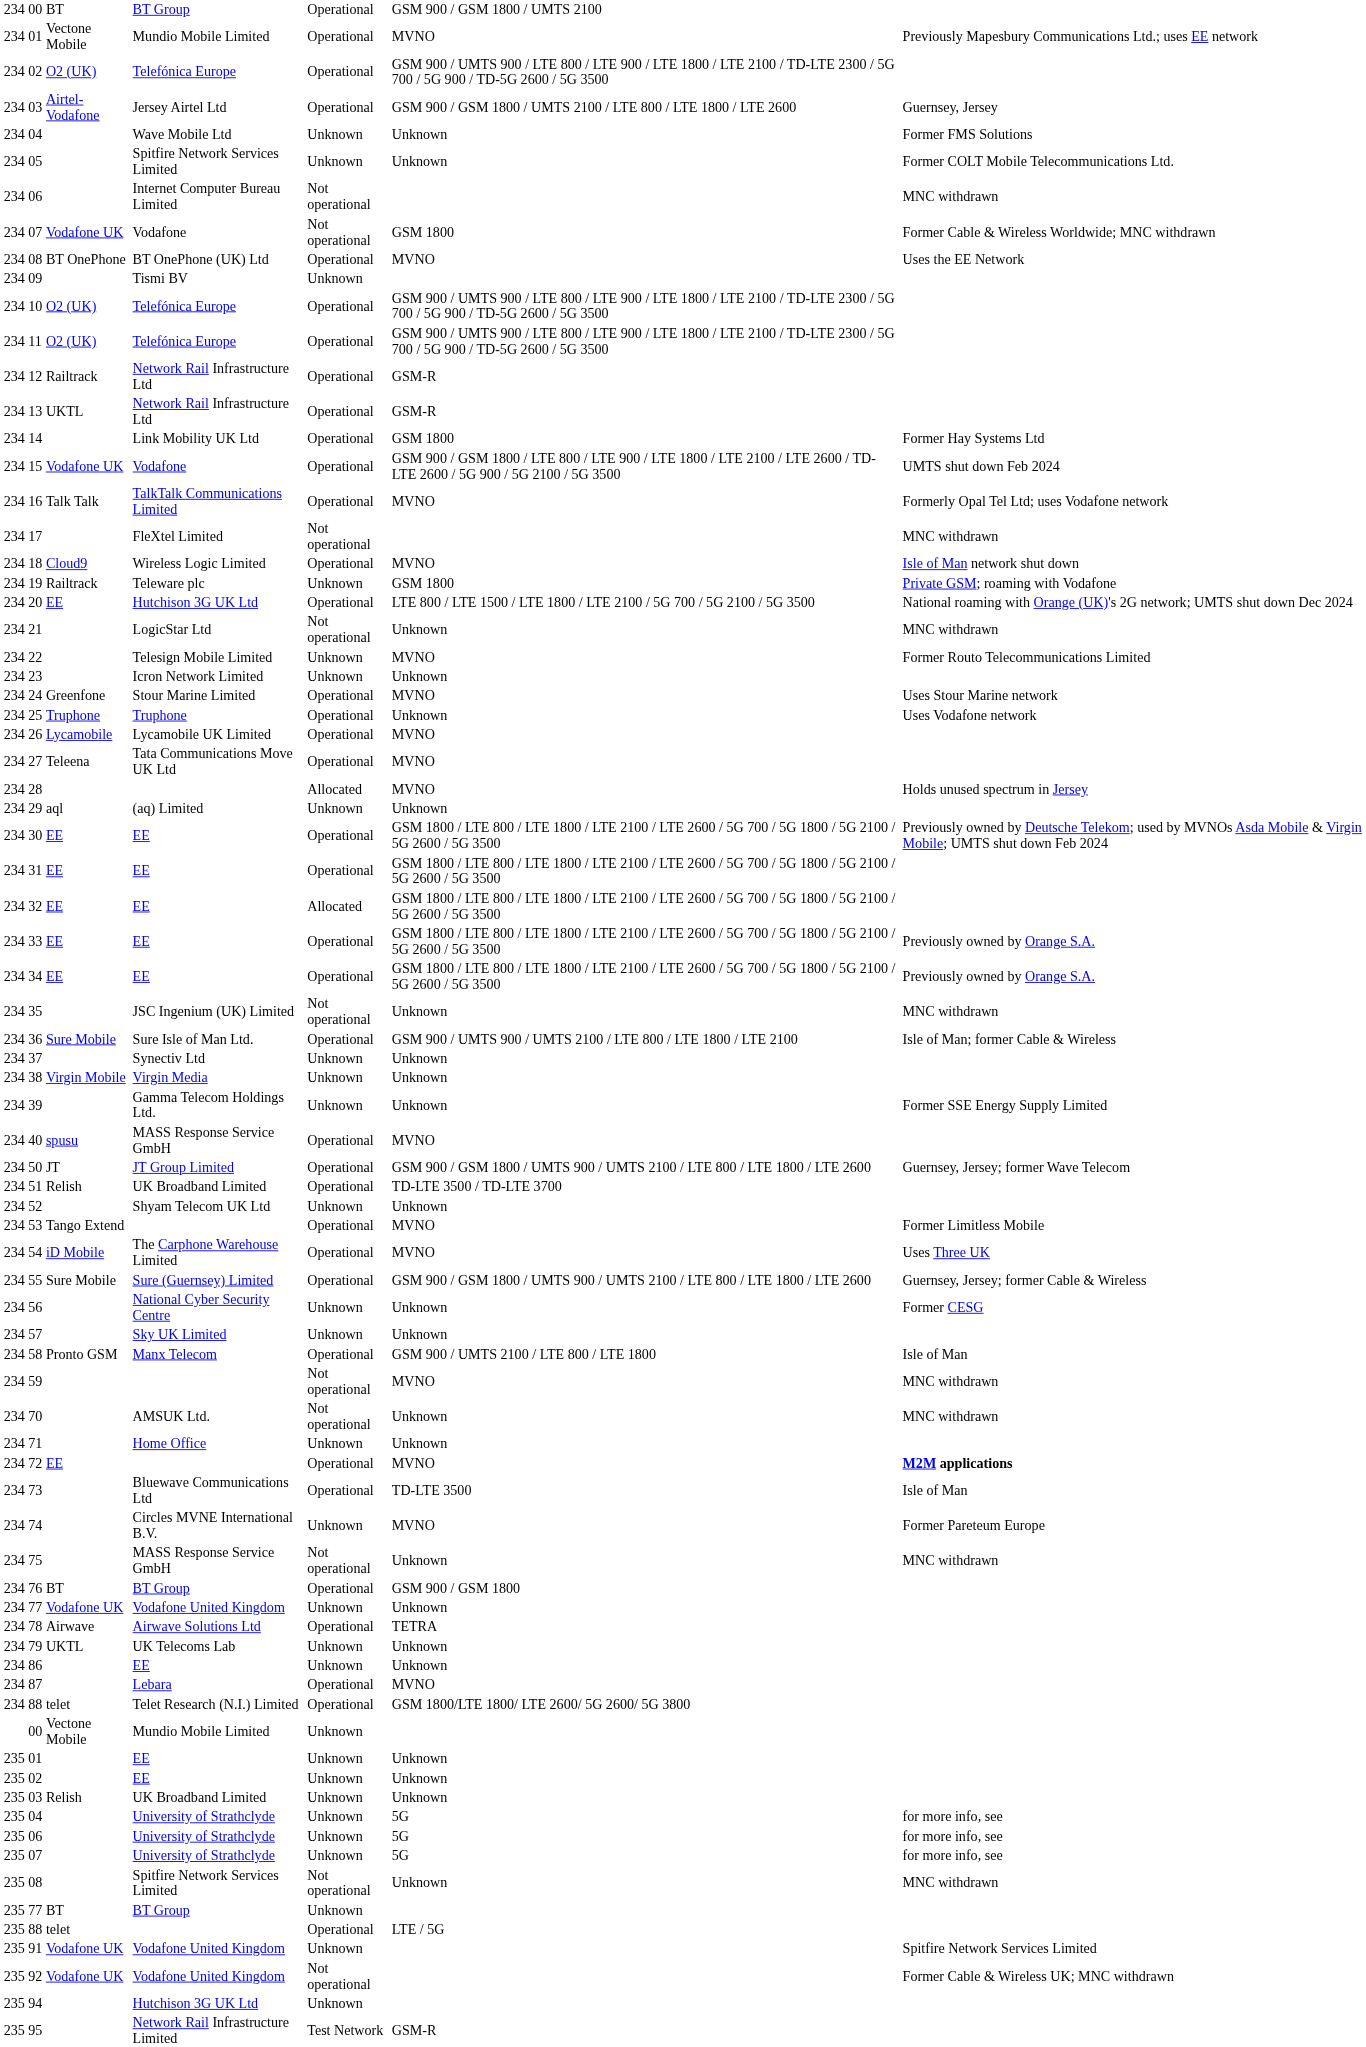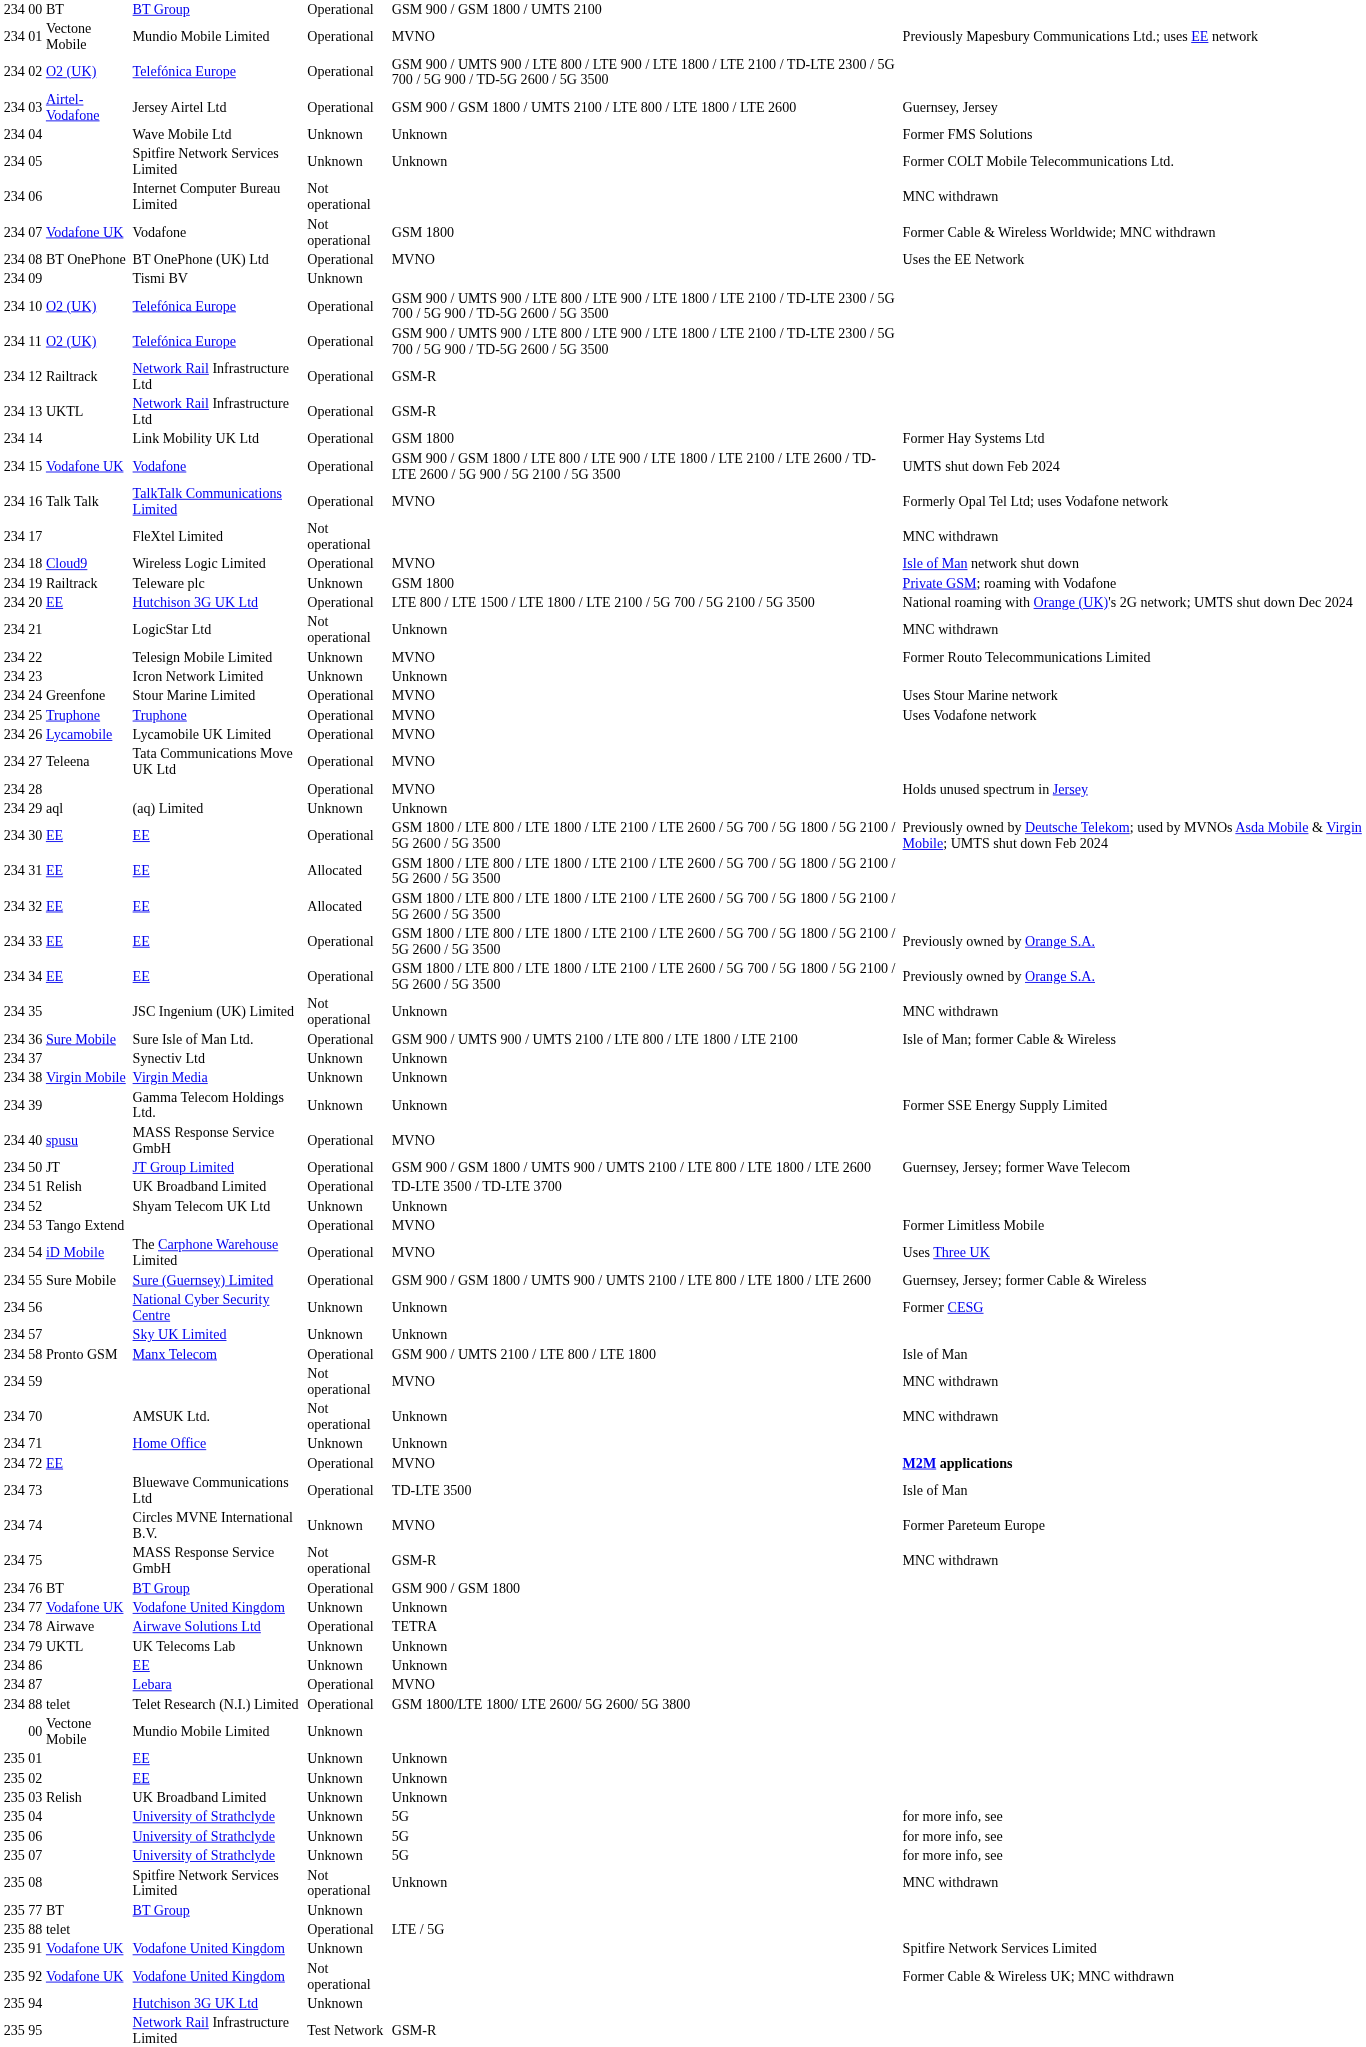(420, 715) Unknown -> (413, 715) MVNO
(335, 789) Allocated -> (341, 789) Operational
(341, 871) Operational -> (335, 871) Allocated
(420, 1561) Unknown -> (414, 1561) GSM-R
